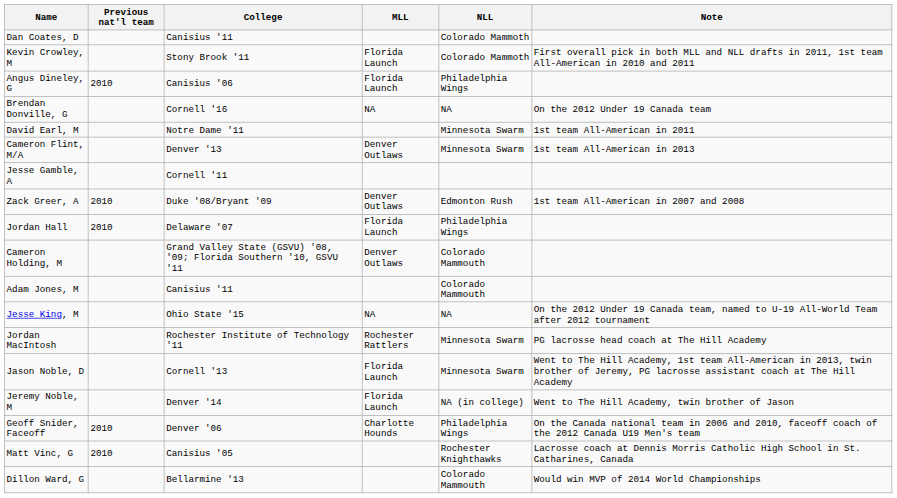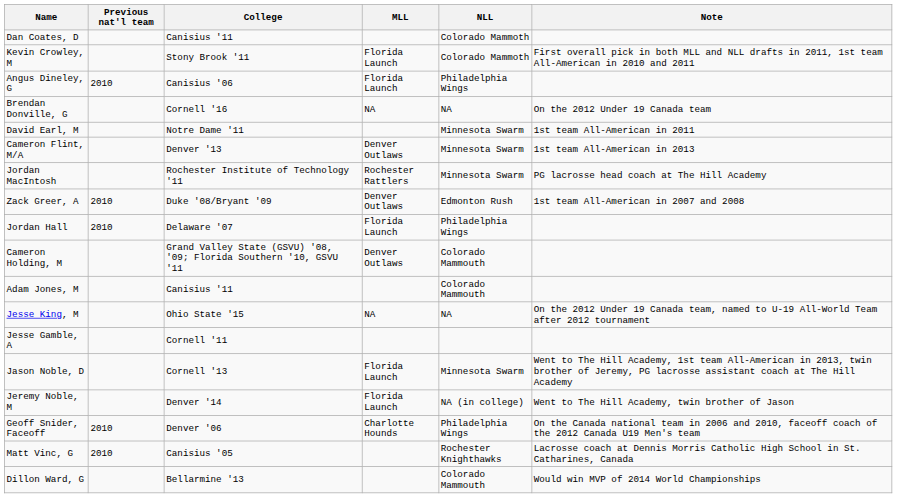rows swapped: (43, 176) <-> (31, 341)
